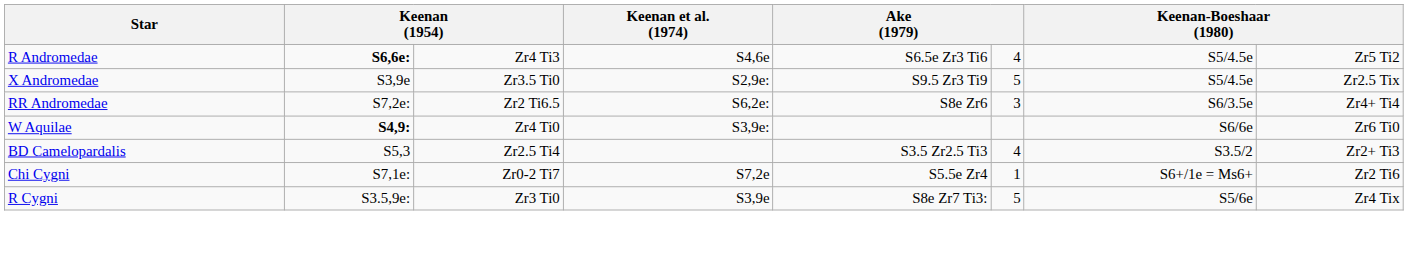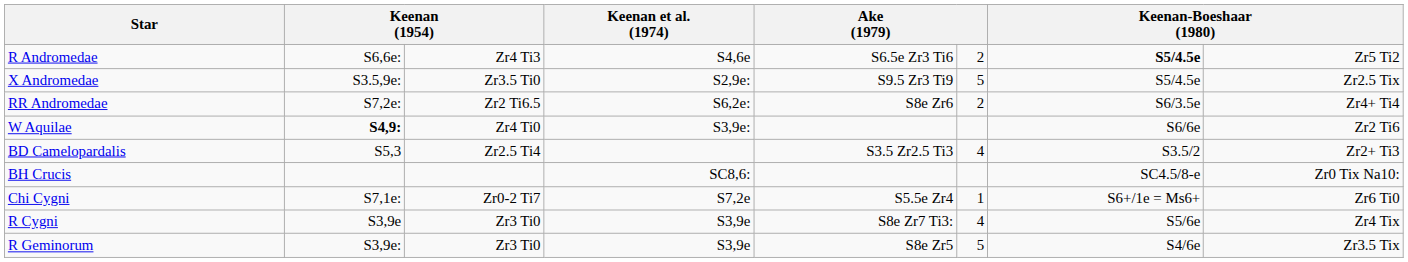(391, 56) bold -> (382, 56) normal
(1017, 56) 4 -> (980, 56) 2
(1230, 56) normal -> (1178, 56) bold
(393, 80) S3,9e -> (377, 80) S3.5,9e:
(1017, 103) 3 -> (980, 103) 2
(1377, 127) Zr6 Ti0 -> (1377, 127) Zr2 Ti6
+ row: (40, 174)
(1377, 174) Zr2 Ti6 -> (1377, 198) Zr6 Ti0
(386, 198) S3.5,9e: -> (384, 221) S3,9e
(1017, 198) 5 -> (980, 221) 4
+ row: (51, 245)
